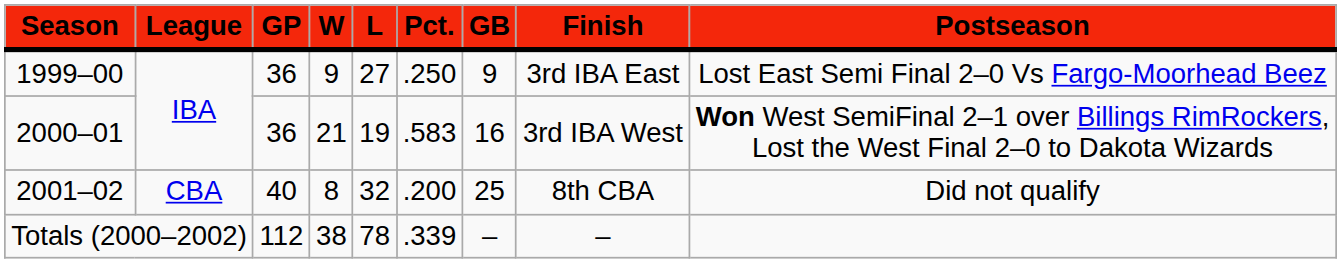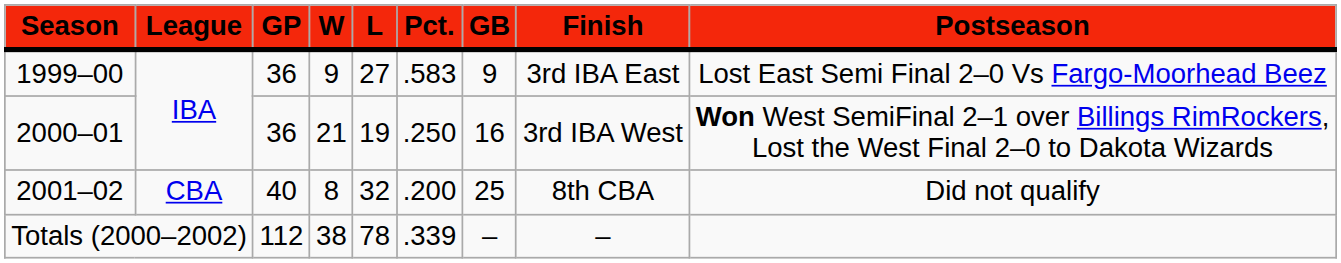(429, 73) .250 -> (429, 73) .583
(429, 132) .583 -> (429, 132) .250
